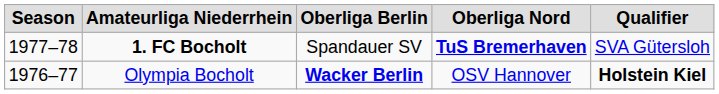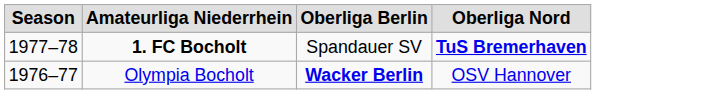- column: (652, 18)
